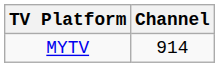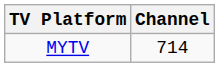(172, 48) 914 -> (172, 48) 714
